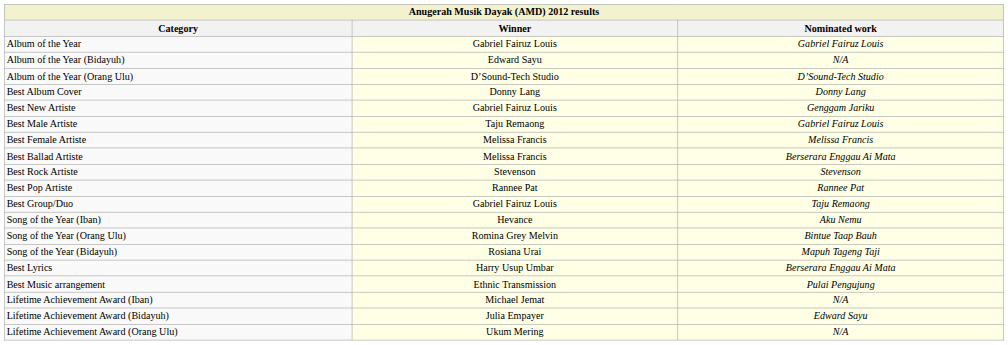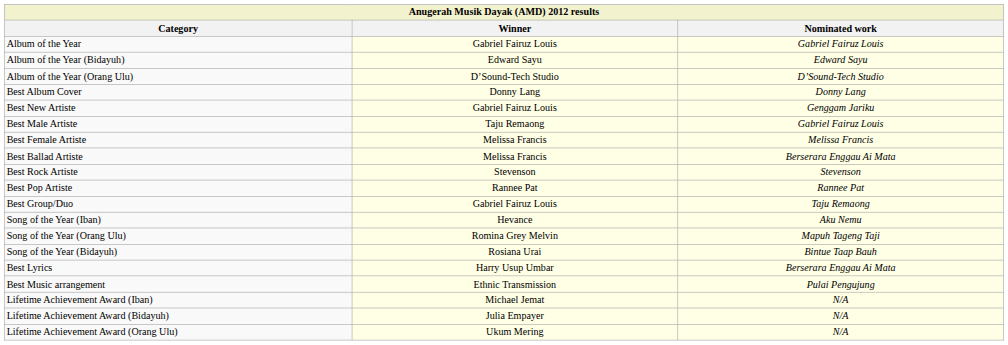(841, 60) N/A -> (841, 60) Edward Sayu
(841, 236) Bintue Taap Bauh -> (841, 236) Mapuh Tageng Taji
(841, 252) Mapuh Tageng Taji -> (841, 252) Bintue Taap Bauh
(841, 316) Edward Sayu -> (841, 316) N/A
